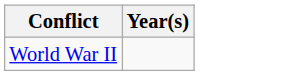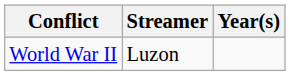+ column: (167, 21)
